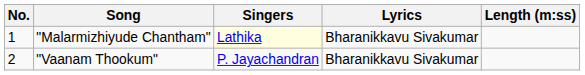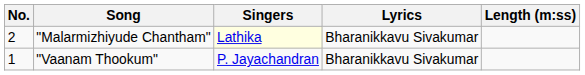(12, 37) 1 -> (12, 37) 2
(12, 59) 2 -> (12, 59) 1
